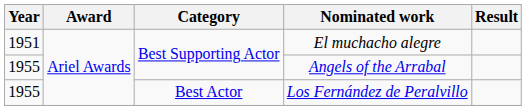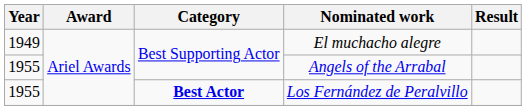(24, 42) 1951 -> (24, 42) 1949
(209, 92) normal -> (209, 92) bold
